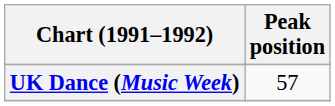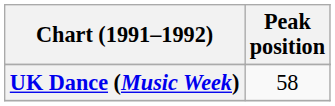(287, 82) 57 -> (287, 82) 58
